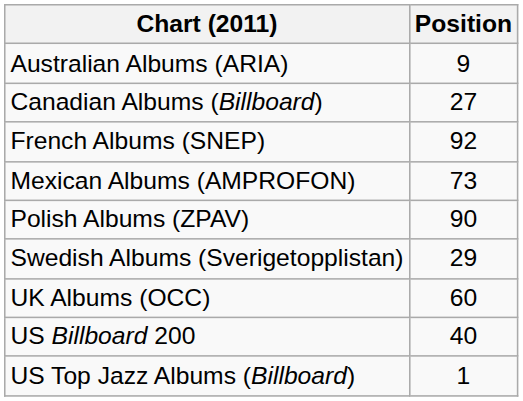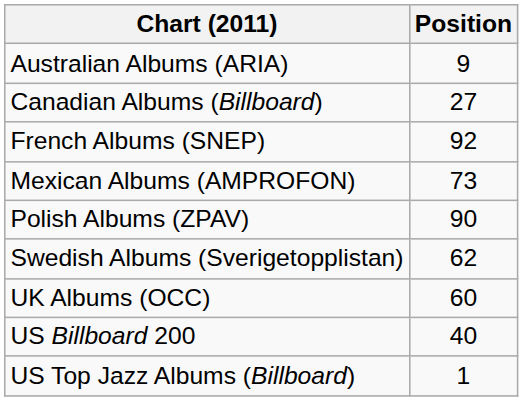(463, 258) 29 -> (463, 258) 62
